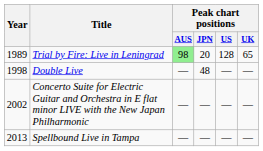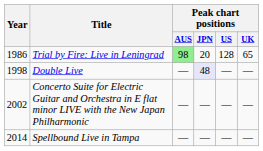(17, 54) 1989 -> (17, 54) 1986
(205, 70) no background -> (205, 70) lavender background
(17, 138) 2013 -> (17, 138) 2014
